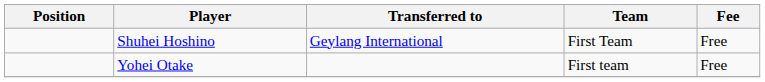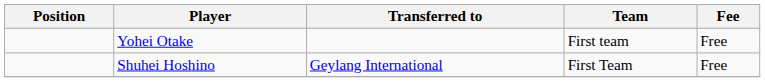rows swapped: (155, 64) <-> (166, 40)
